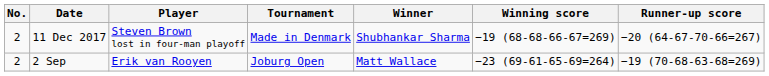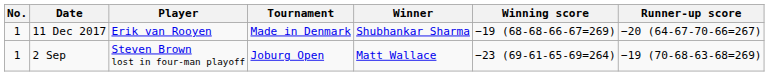(17, 38) 2 -> (17, 32) 1
(178, 38) Steven Brown lost in four-man playoff -> (162, 32) Erik van Rooyen
(17, 62) 2 -> (17, 56) 1
(162, 62) Erik van Rooyen -> (178, 56) Steven Brown lost in four-man playoff
